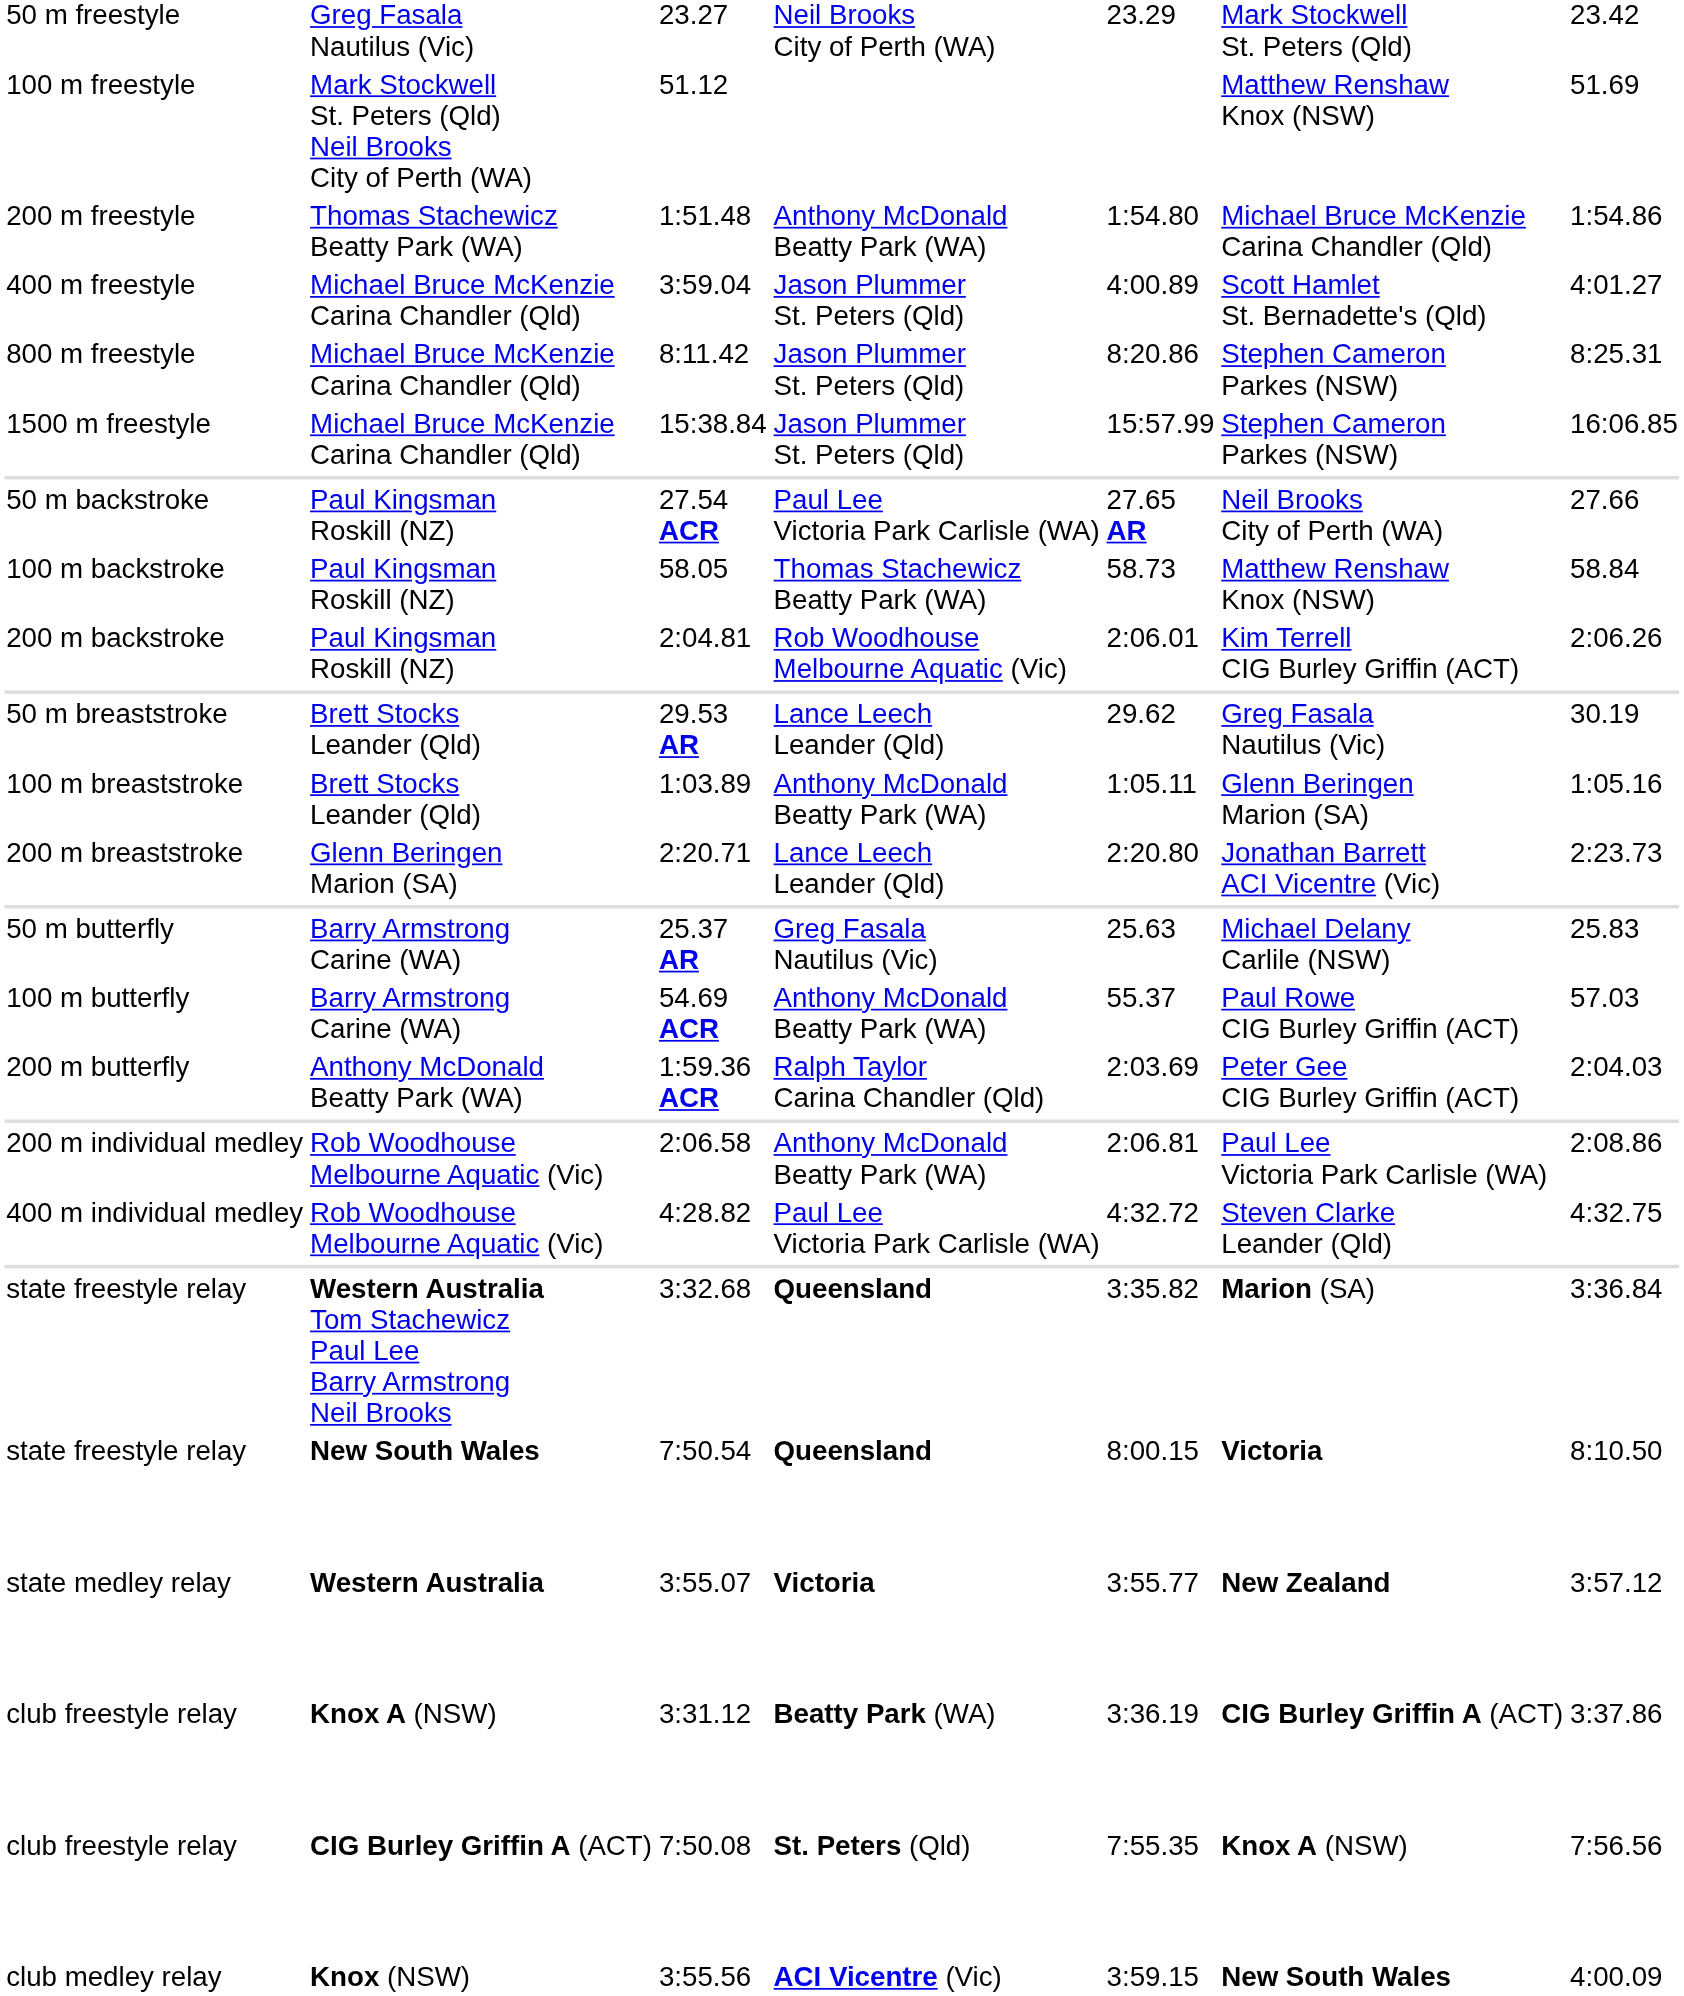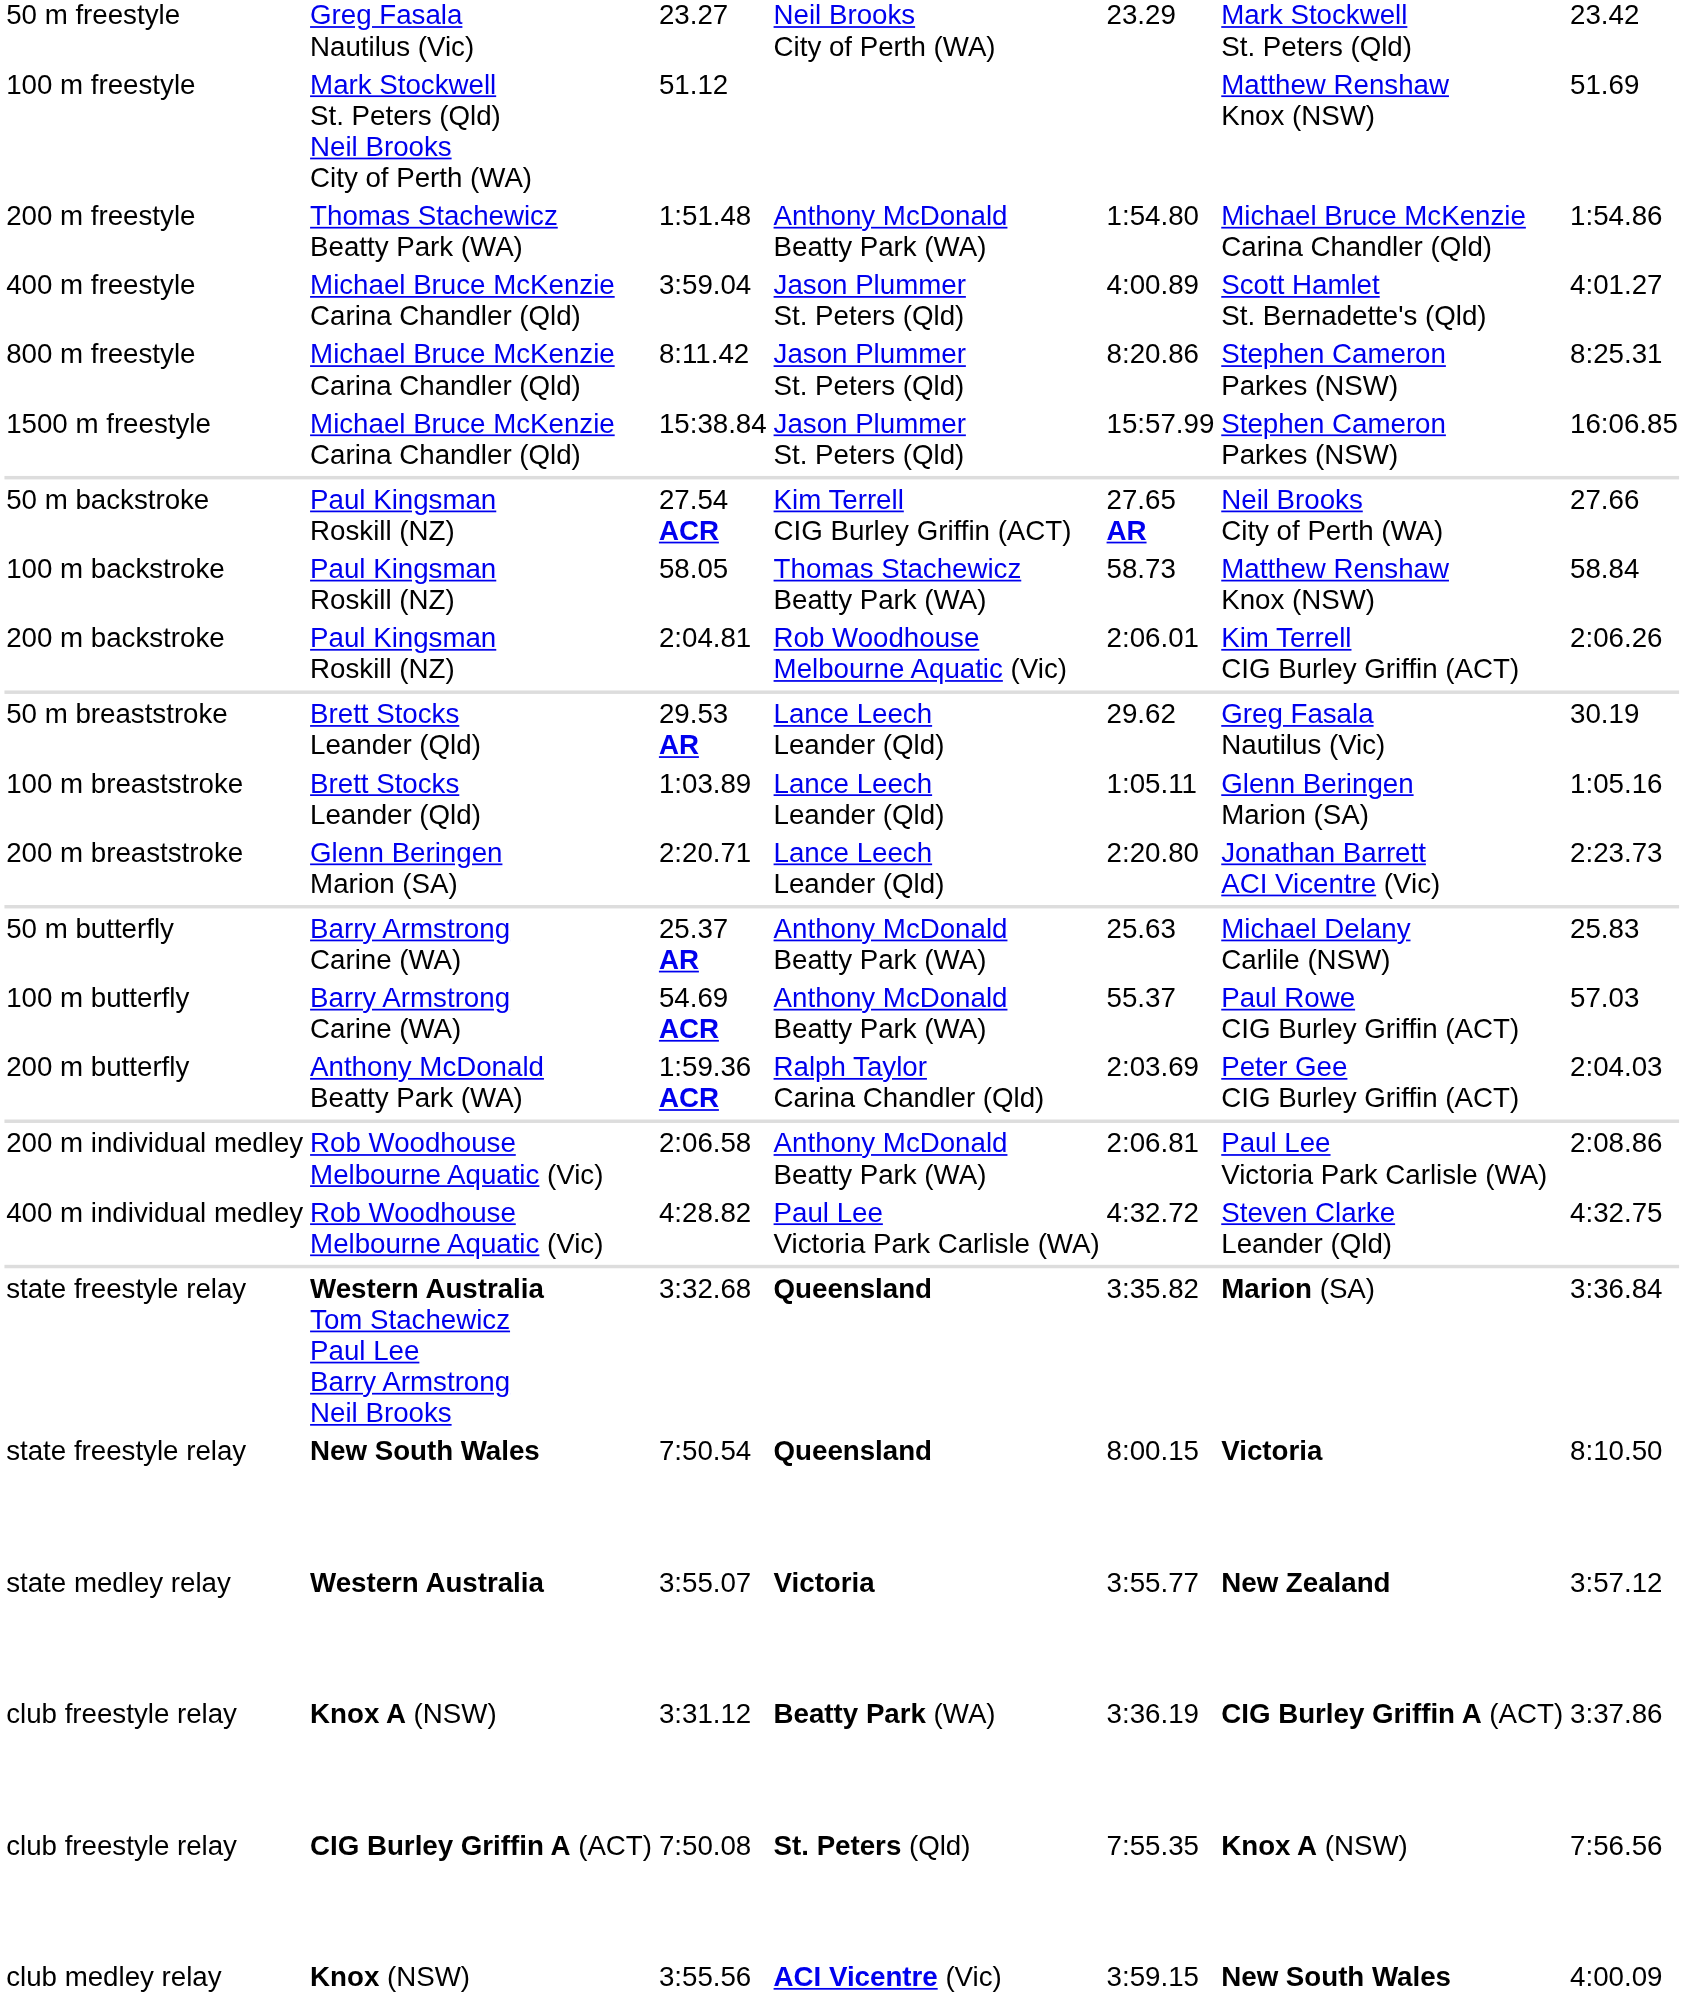(937, 515) Paul Lee Victoria Park Carlisle (WA) -> (923, 515) Kim Terrell CIG Burley Griffin (ACT)
(891, 799) Anthony McDonald Beatty Park (WA) -> (859, 799) Lance Leech Leander (Qld)
(856, 944) Greg Fasala Nautilus (Vic) -> (891, 944) Anthony McDonald Beatty Park (WA)
